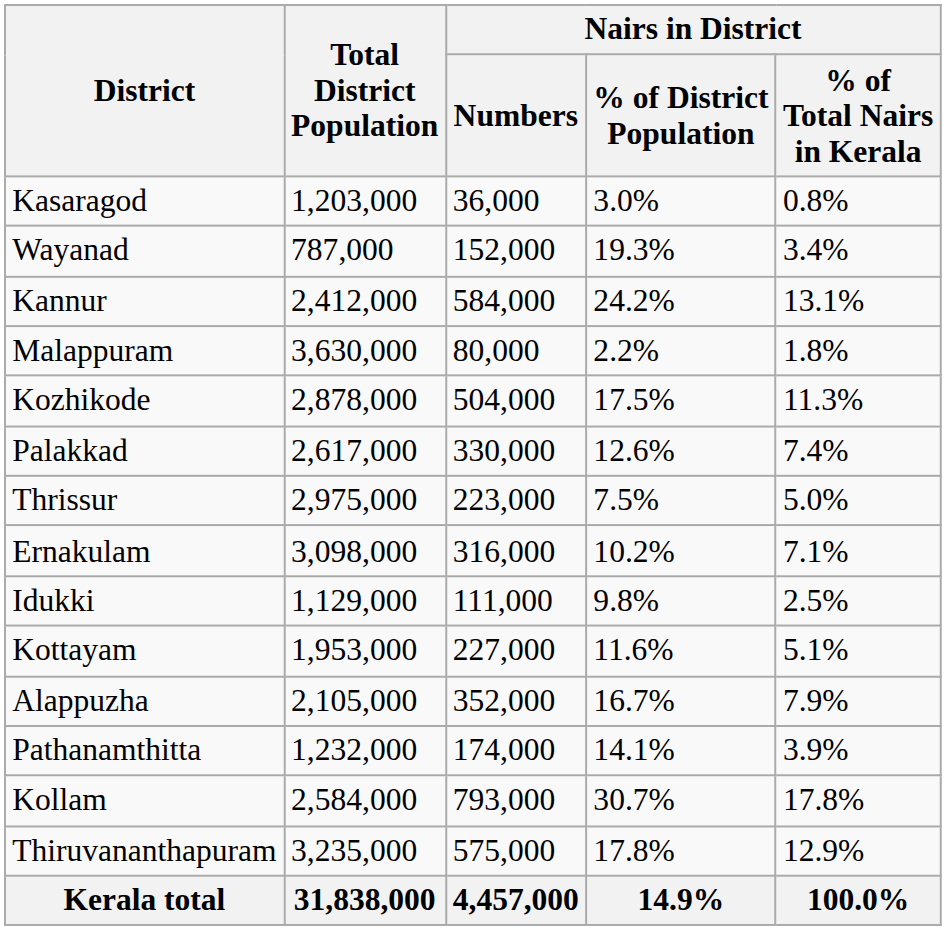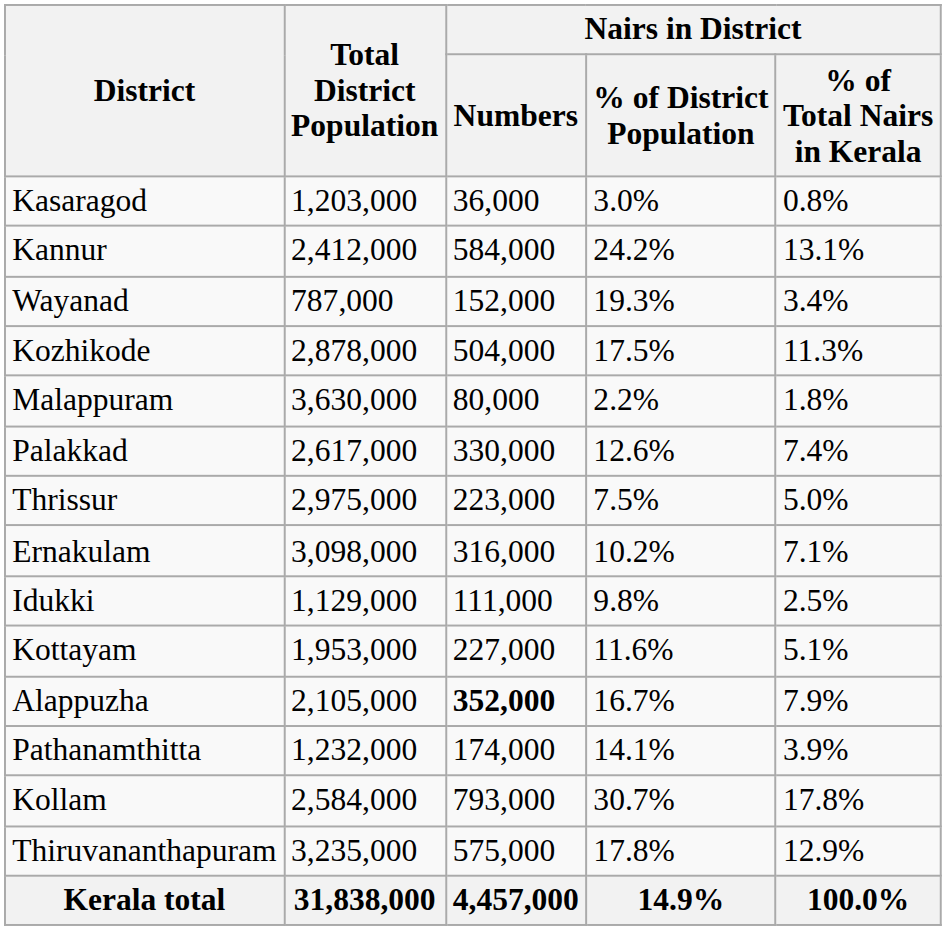rows swapped: (60, 300) <-> (70, 250)
rows swapped: (81, 400) <-> (93, 350)
(504, 700) normal -> (504, 700) bold
